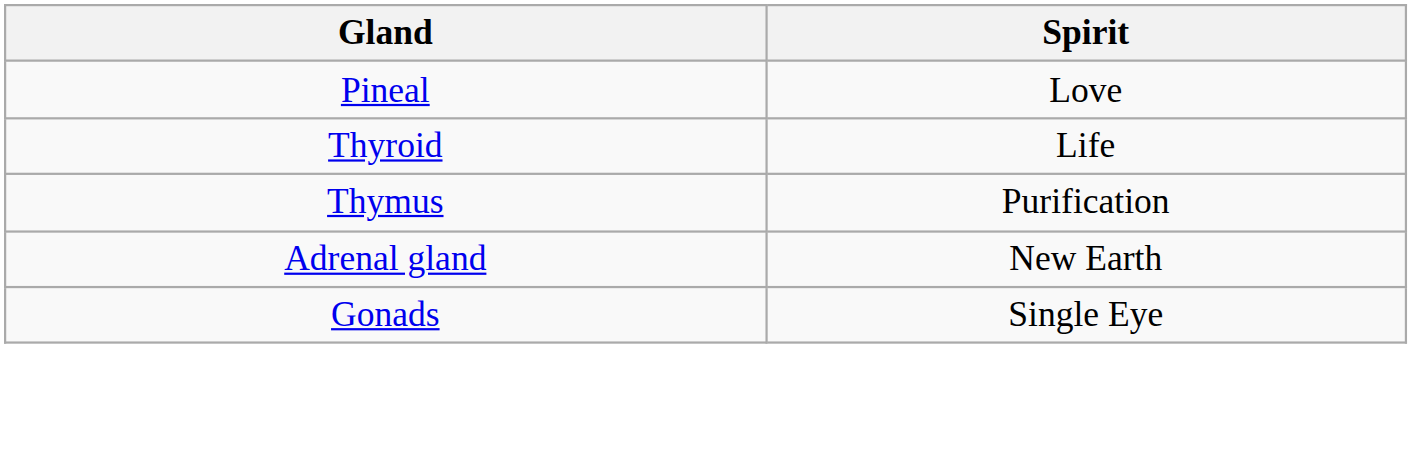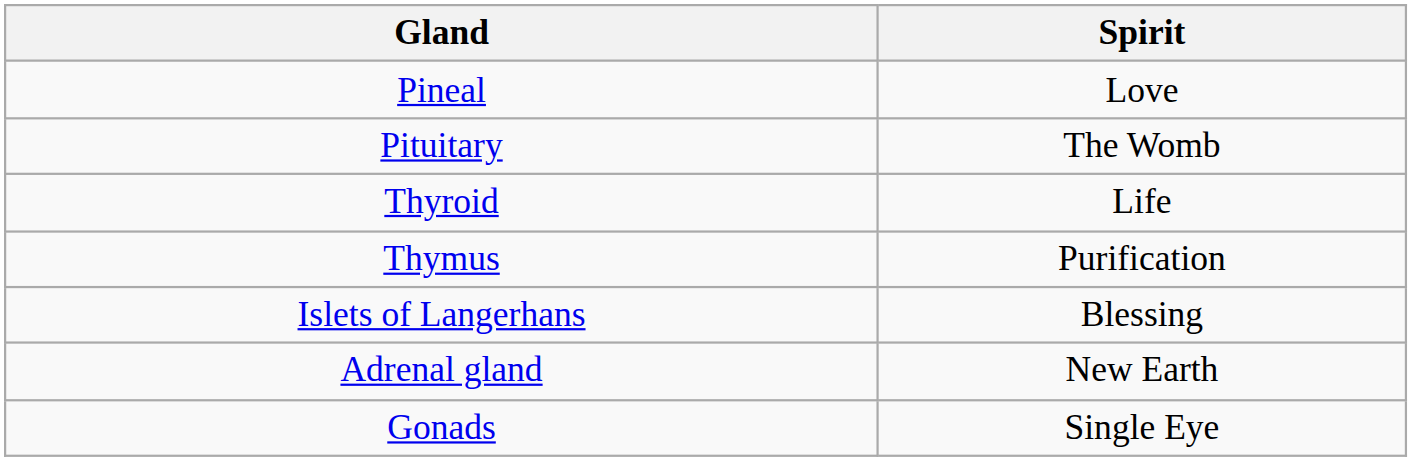+ row: (442, 145)
+ row: (442, 314)
